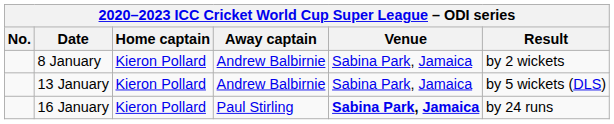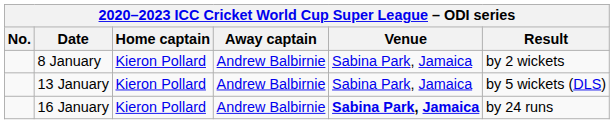(255, 107) Paul Stirling -> (271, 107) Andrew Balbirnie
